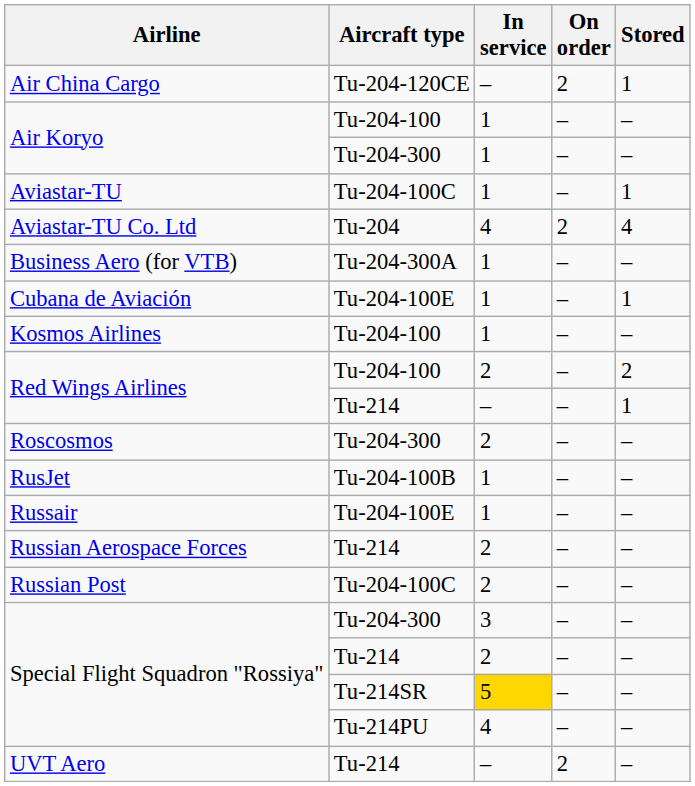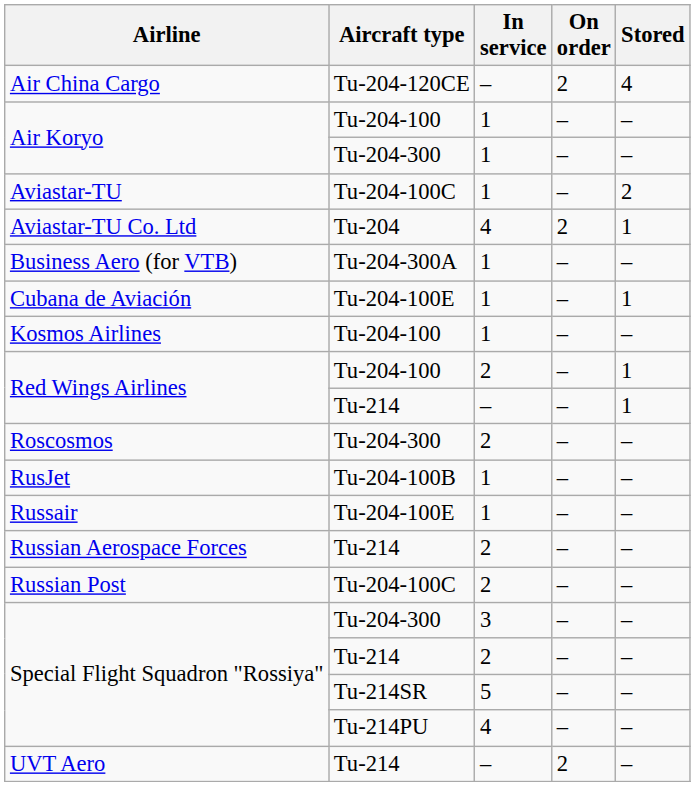(627, 83) 1 -> (627, 83) 4
(627, 190) 1 -> (627, 190) 2
(627, 226) 4 -> (627, 226) 1
(627, 369) 2 -> (627, 369) 1
(486, 691) gold background -> (486, 691) no background
